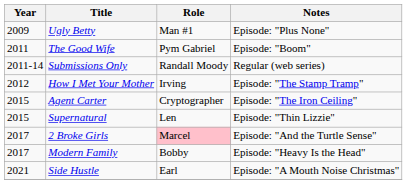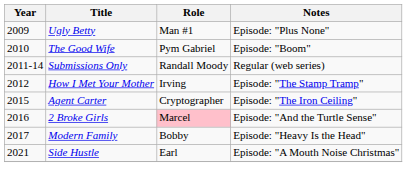(18, 48) 2011 -> (18, 48) 2010
- row: (78, 118)
(18, 135) 2017 -> (18, 118) 2016
